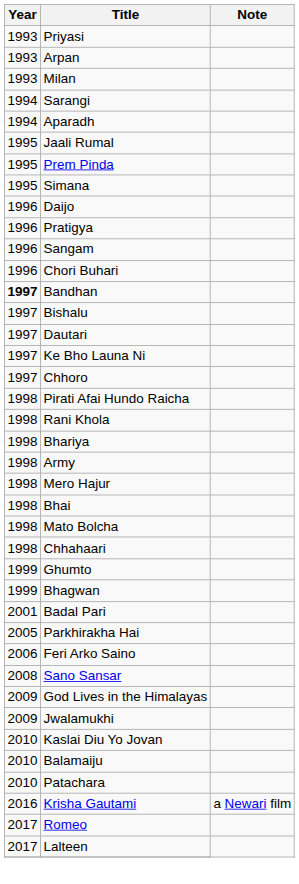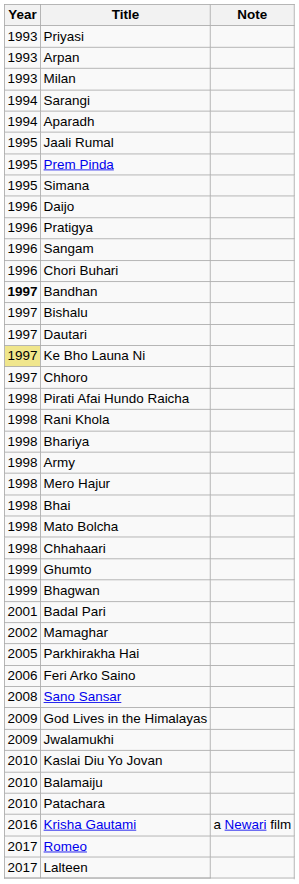(22, 356) no background -> (22, 356) khaki background
+ row: (76, 633)
